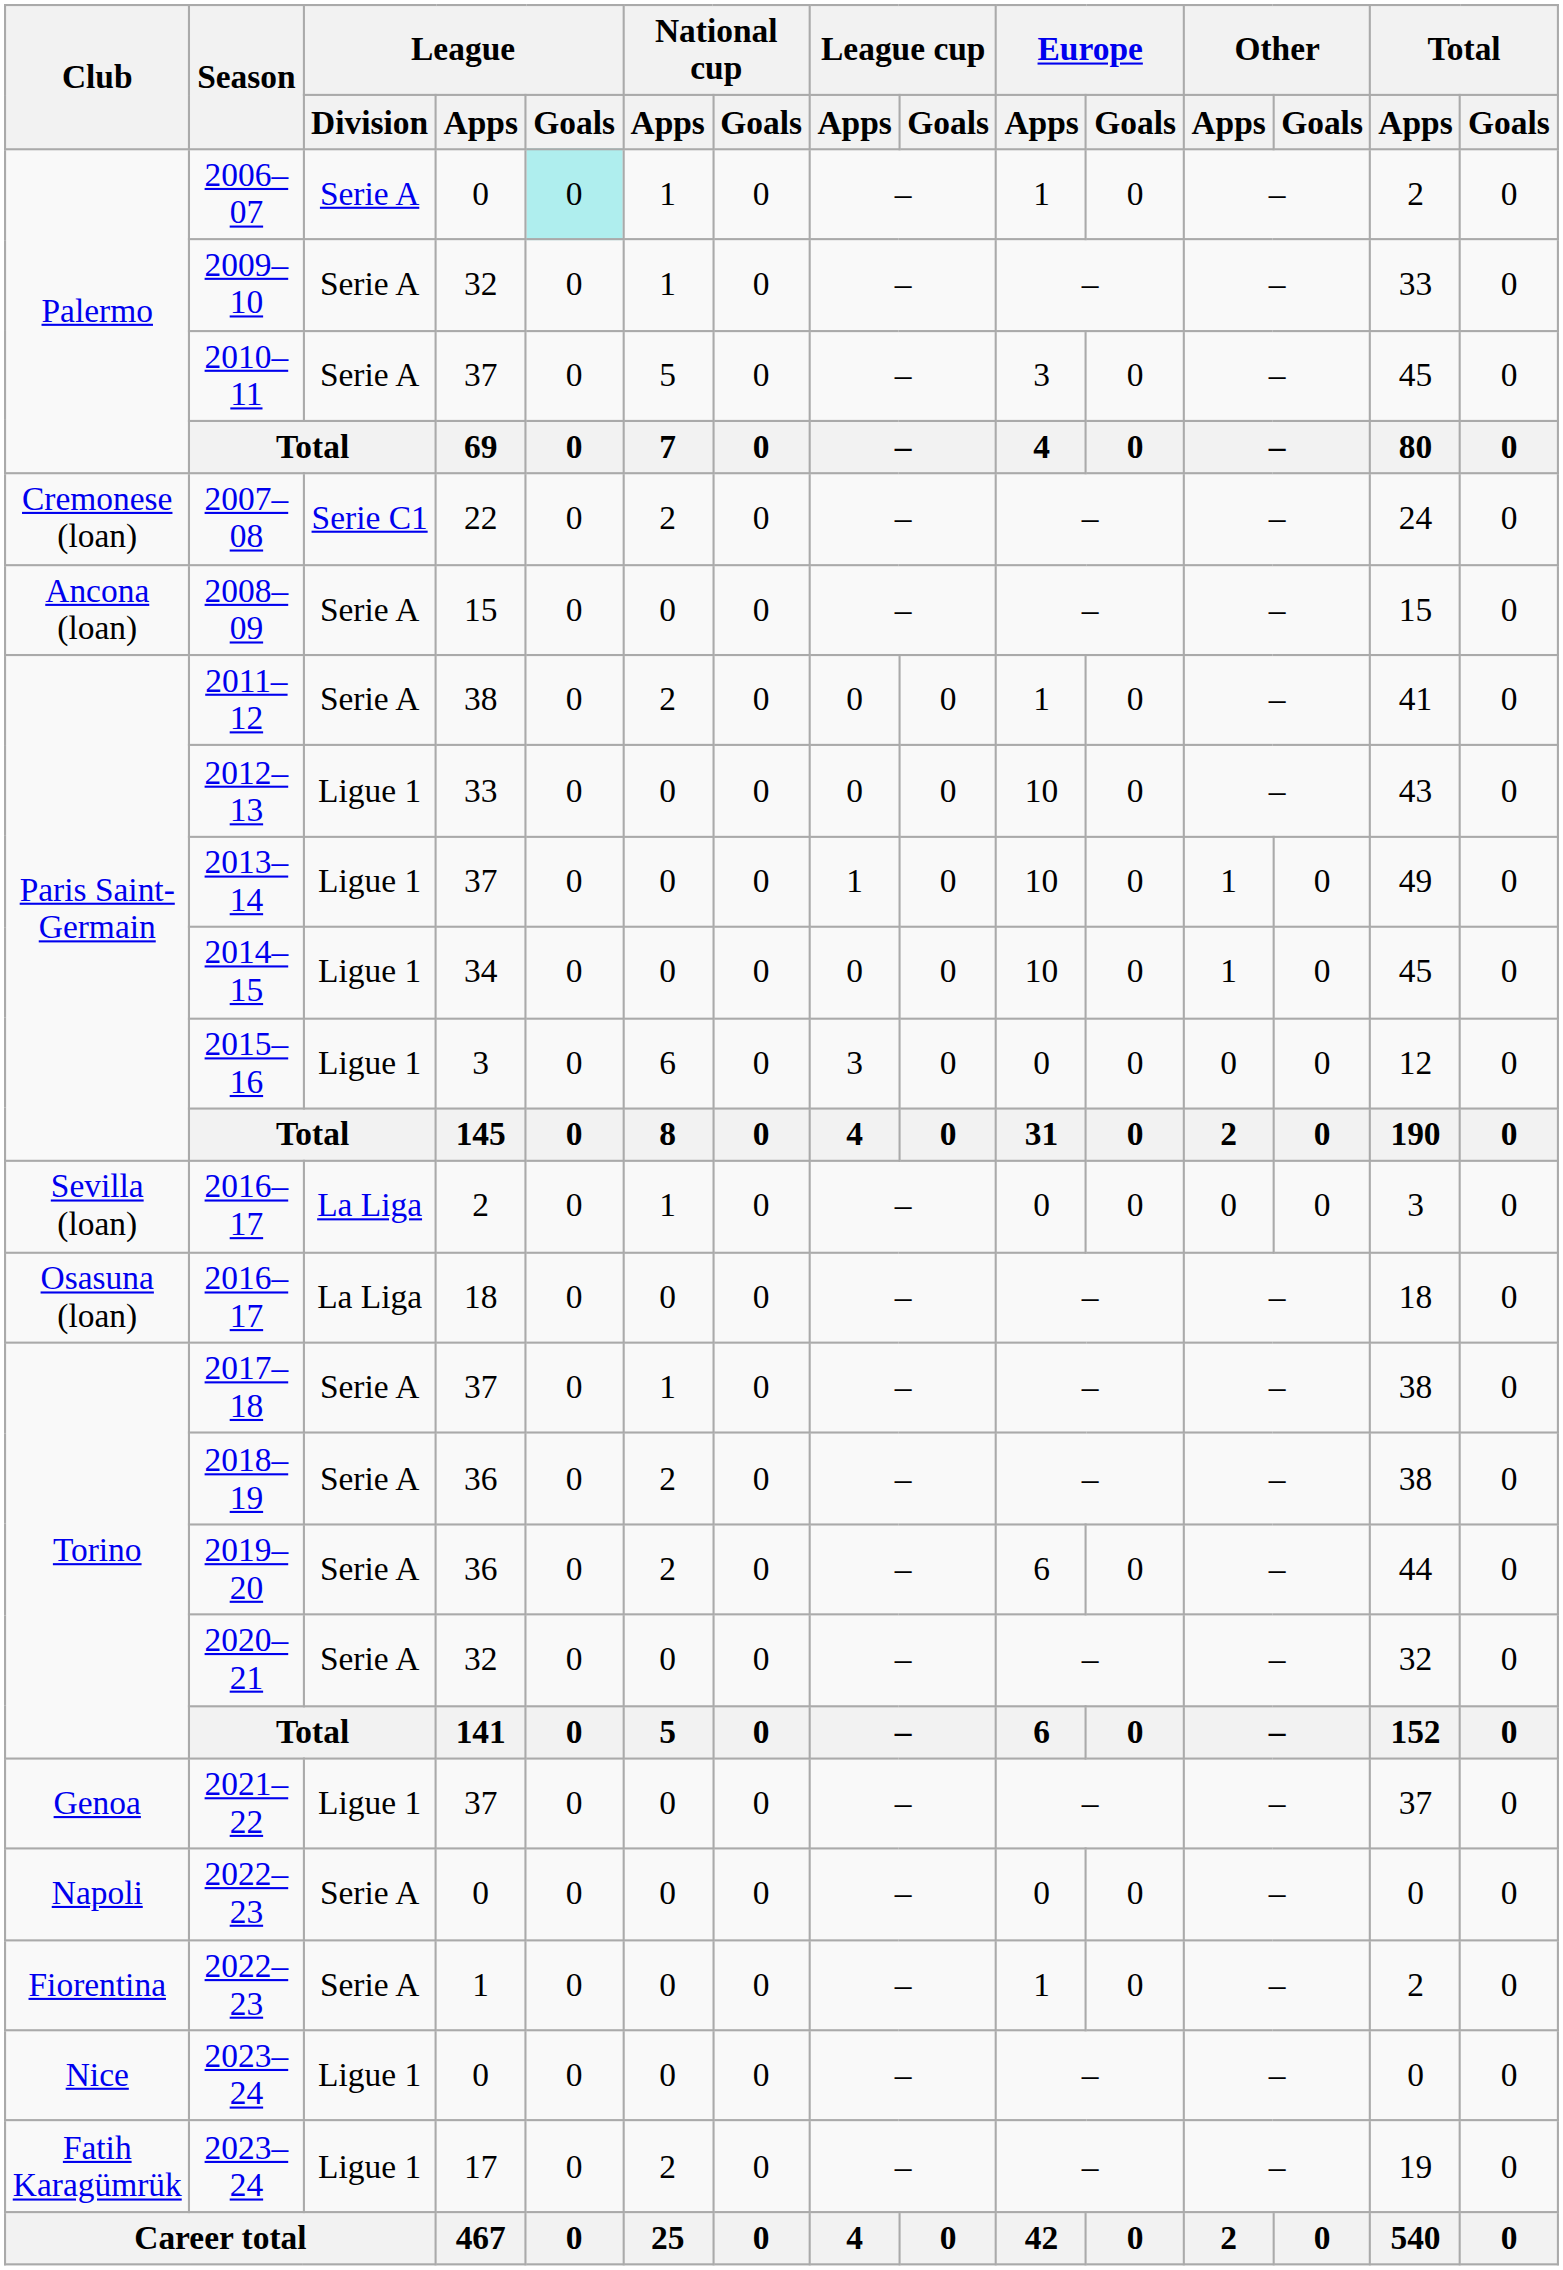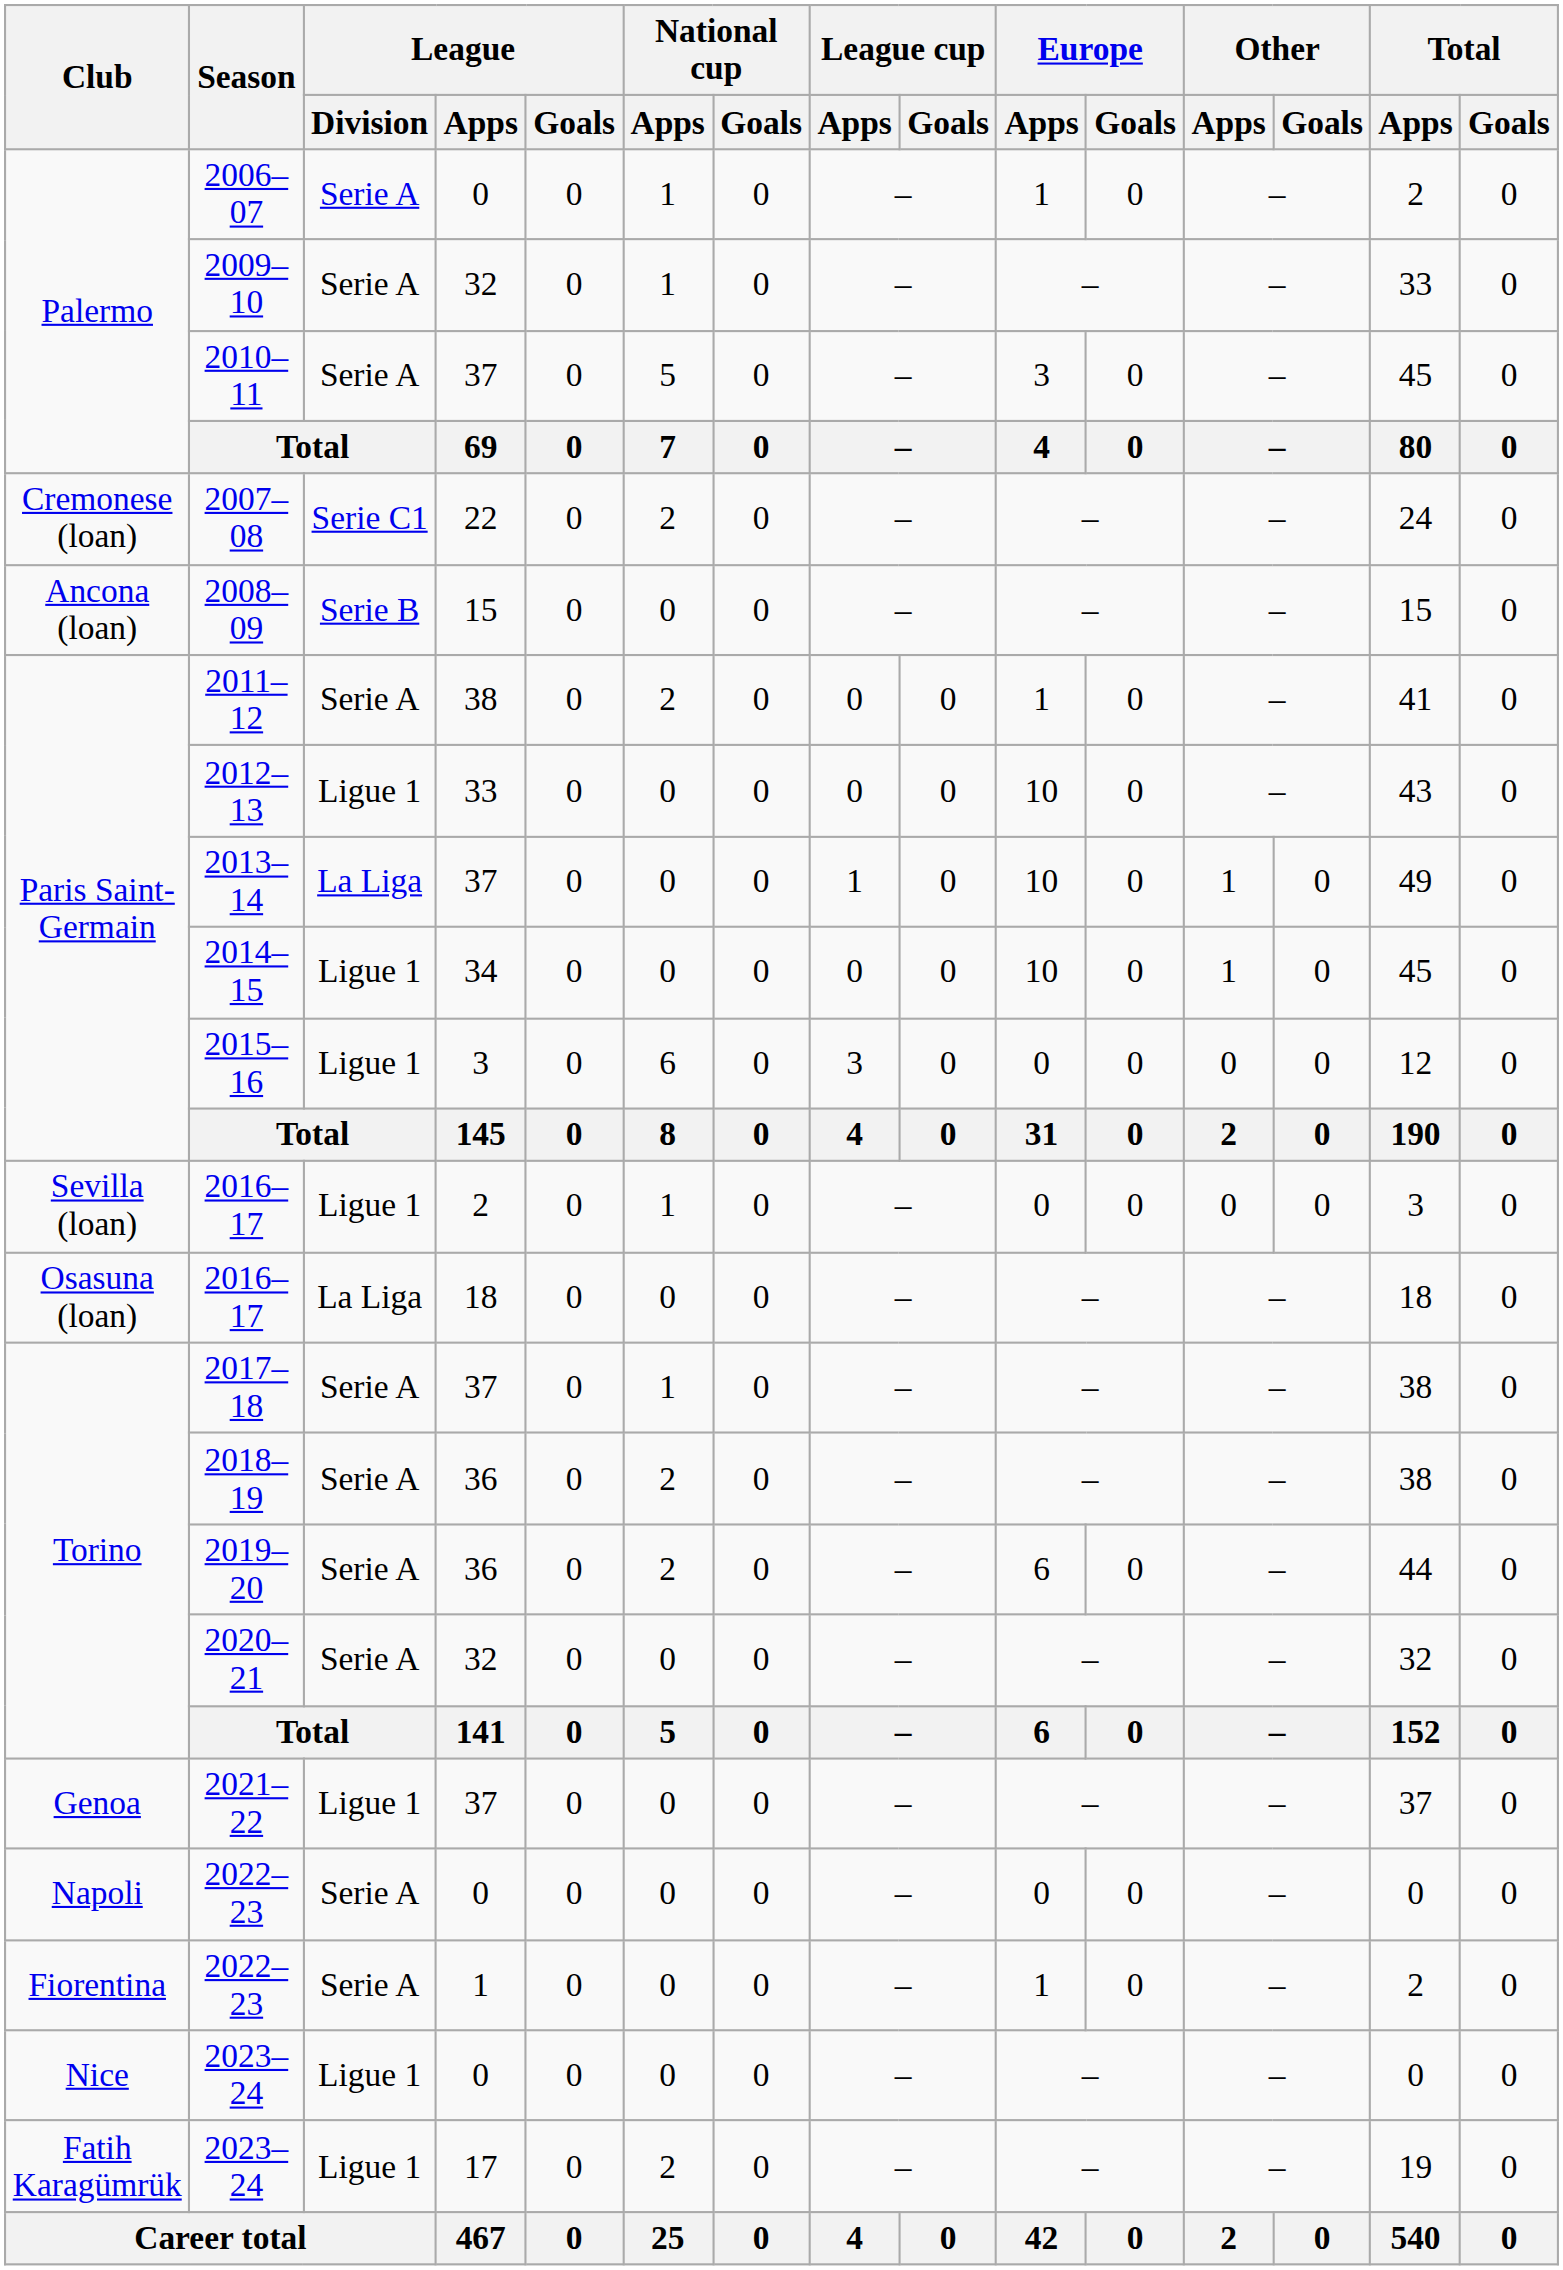(574, 193) paleturquoise background -> (574, 193) no background
(370, 609) Serie A -> (370, 609) Serie B
(370, 881) Ligue 1 -> (370, 881) La Liga
(370, 1206) La Liga -> (370, 1206) Ligue 1
